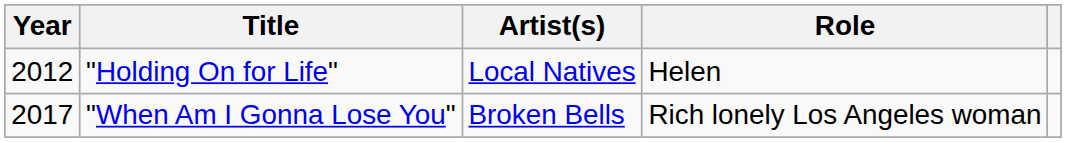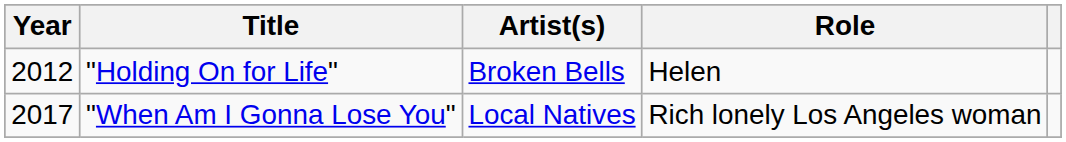(552, 70) Local Natives -> (547, 70) Broken Bells
(547, 114) Broken Bells -> (552, 114) Local Natives
